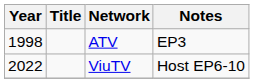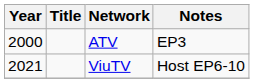(25, 41) 1998 -> (25, 41) 2000
(25, 66) 2022 -> (25, 66) 2021
